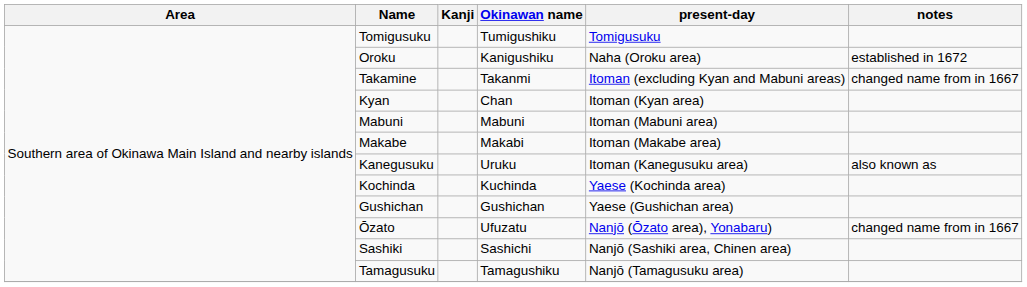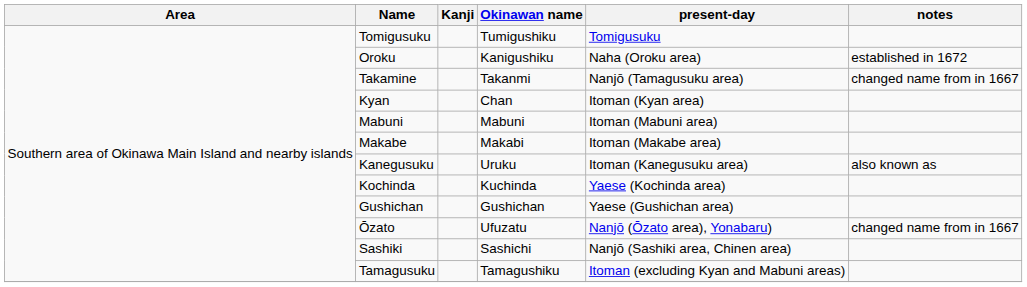(717, 79) Itoman (excluding Kyan and Mabuni areas) -> (666, 79) Nanjō (Tamagusuku area)
(666, 270) Nanjō (Tamagusuku area) -> (717, 270) Itoman (excluding Kyan and Mabuni areas)
